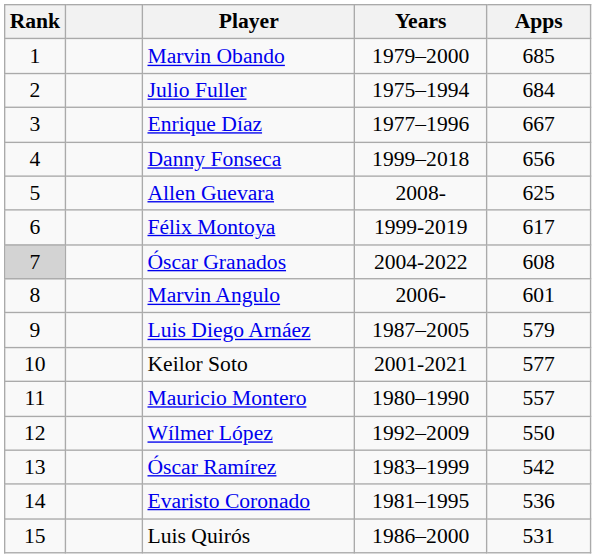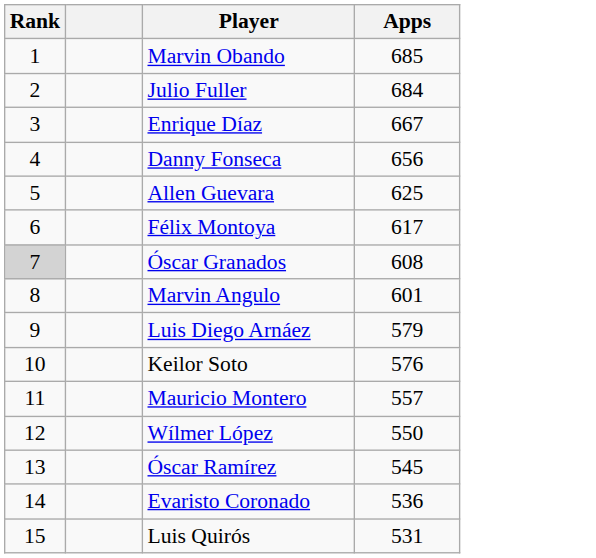- column: (421, 21)
(539, 364) 577 -> (407, 364) 576
(539, 466) 542 -> (407, 466) 545
